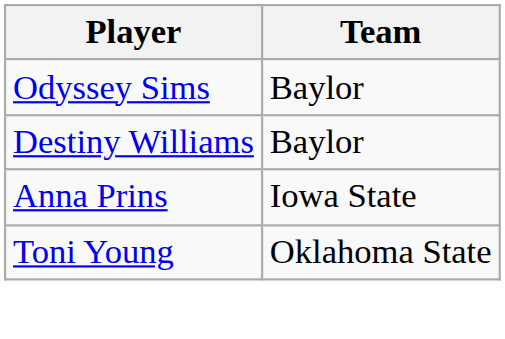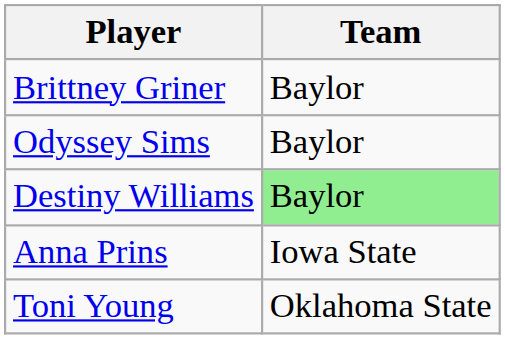+ row: (119, 86)
(317, 141) no background -> (317, 196) lightgreen background
